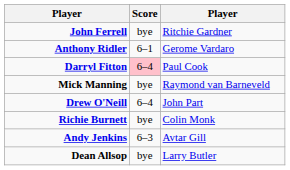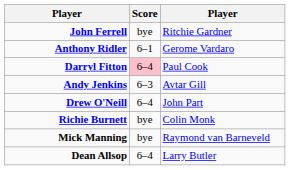rows swapped: (95, 138) <-> (93, 85)
(145, 156) bye -> (145, 156) 6–4
